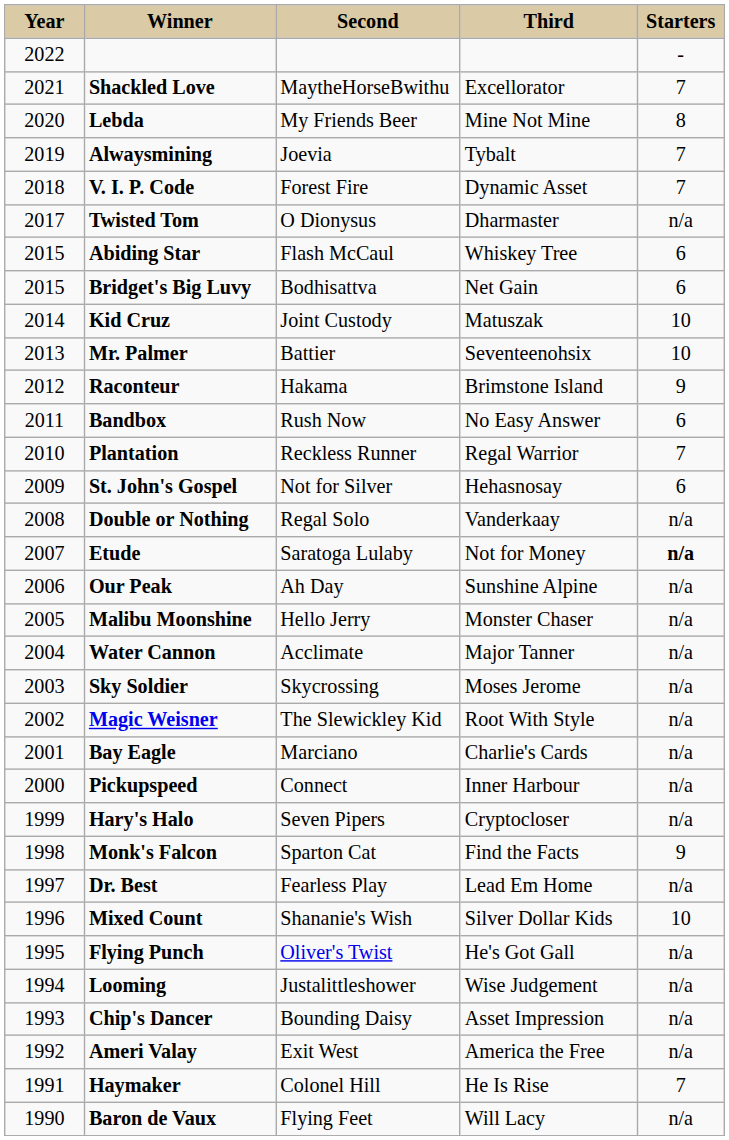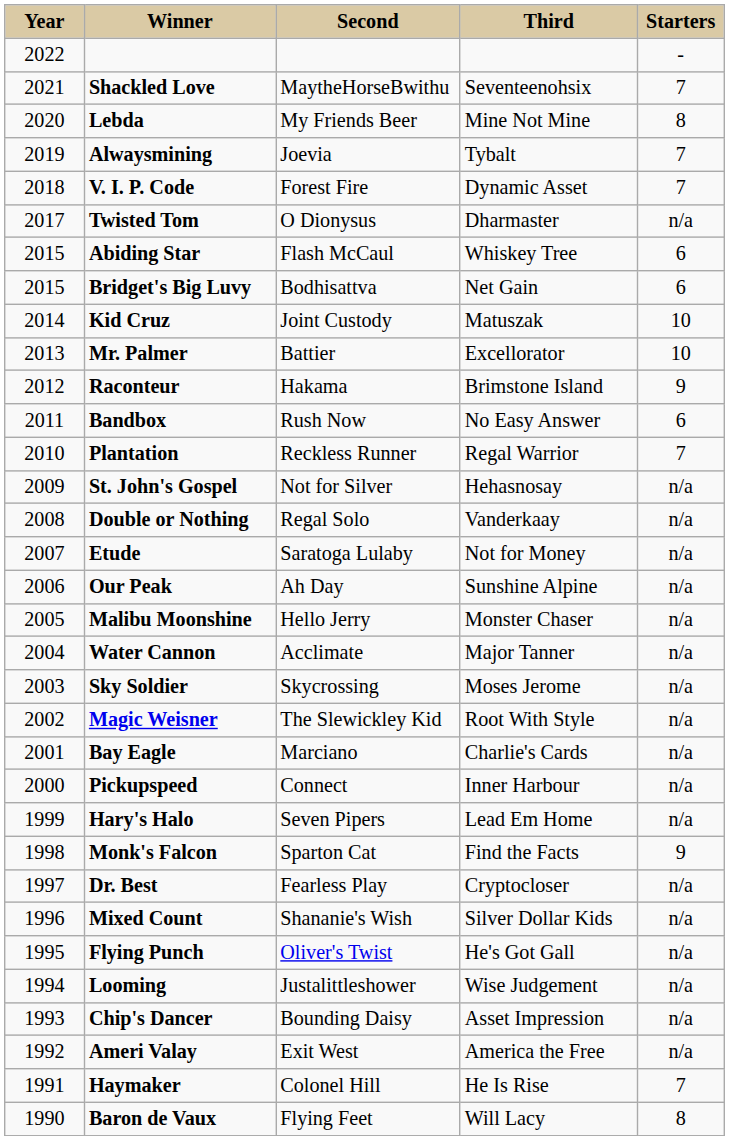(515, 88) Excellorator -> (528, 88) Seventeenohsix
(528, 354) Seventeenohsix -> (515, 354) Excellorator
(681, 487) 6 -> (681, 487) n/a
(681, 553) bold -> (681, 553) normal
(517, 819) Cryptocloser -> (529, 819) Lead Em Home
(529, 886) Lead Em Home -> (517, 886) Cryptocloser
(681, 919) 10 -> (681, 919) n/a
(681, 1118) n/a -> (681, 1118) 8
